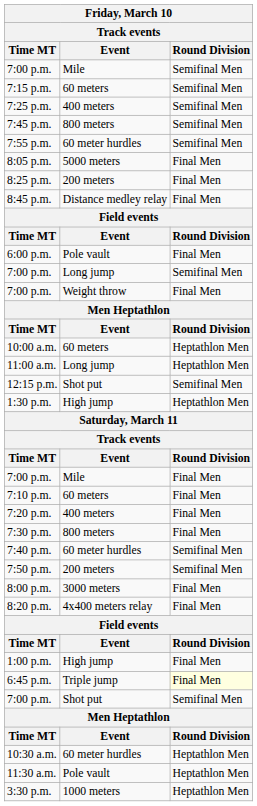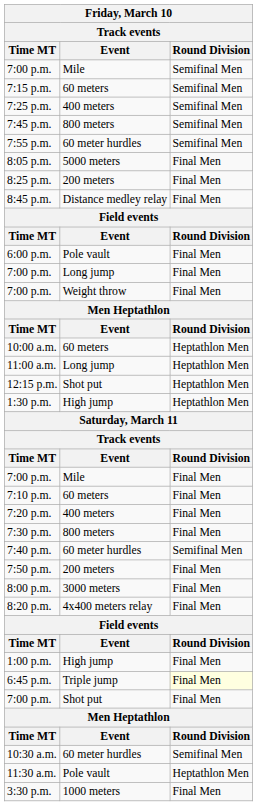(207, 273) Semifinal Men -> (197, 273) Final Men
(207, 384) Semifinal Men -> (211, 384) Heptathlon Men
(207, 569) Semifinal Men -> (197, 569) Final Men
(207, 699) Semifinal Men -> (197, 699) Final Men
(211, 754) Heptathlon Men -> (207, 754) Semifinal Men
(211, 791) Heptathlon Men -> (197, 791) Final Men
